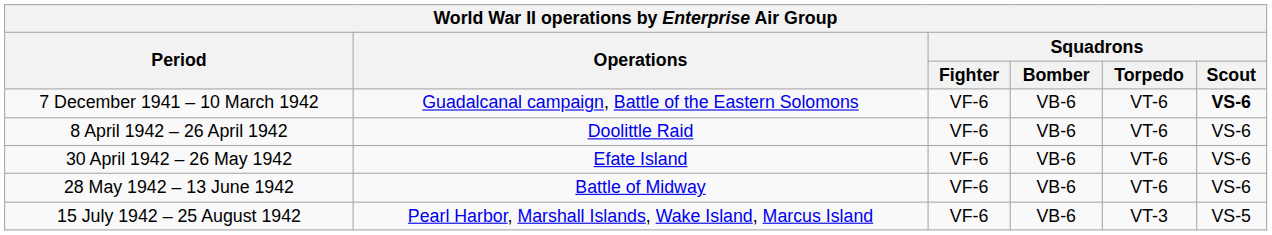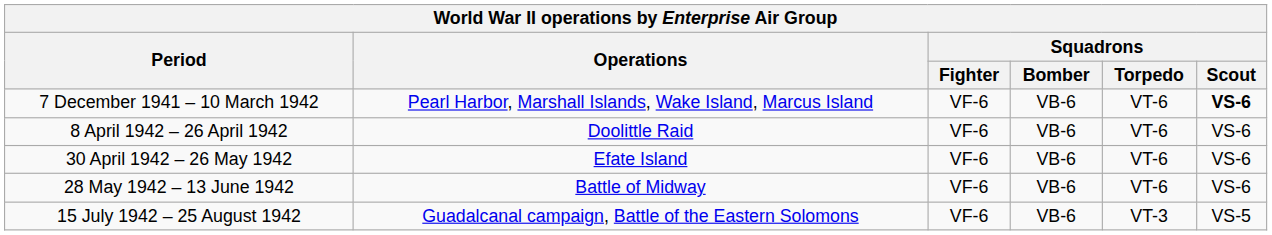(640, 103) Guadalcanal campaign, Battle of the Eastern Solomons -> (640, 103) Pearl Harbor, Marshall Islands, Wake Island, Marcus Island
(640, 215) Pearl Harbor, Marshall Islands, Wake Island, Marcus Island -> (640, 215) Guadalcanal campaign, Battle of the Eastern Solomons
